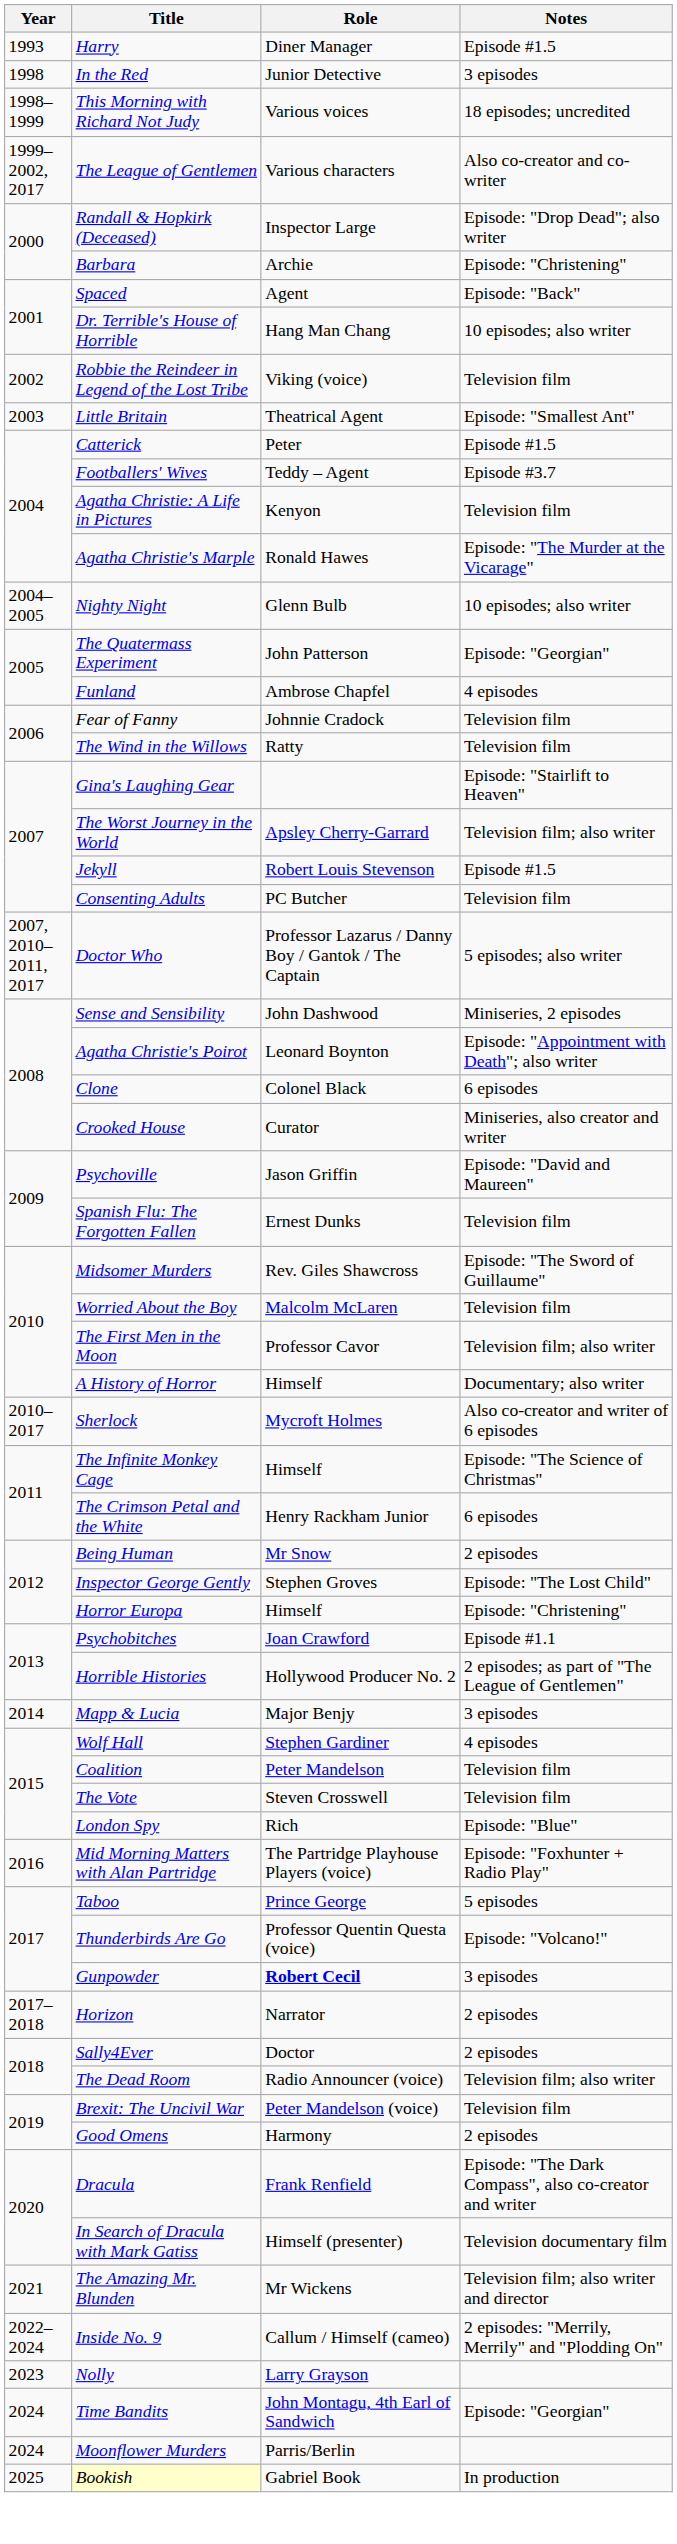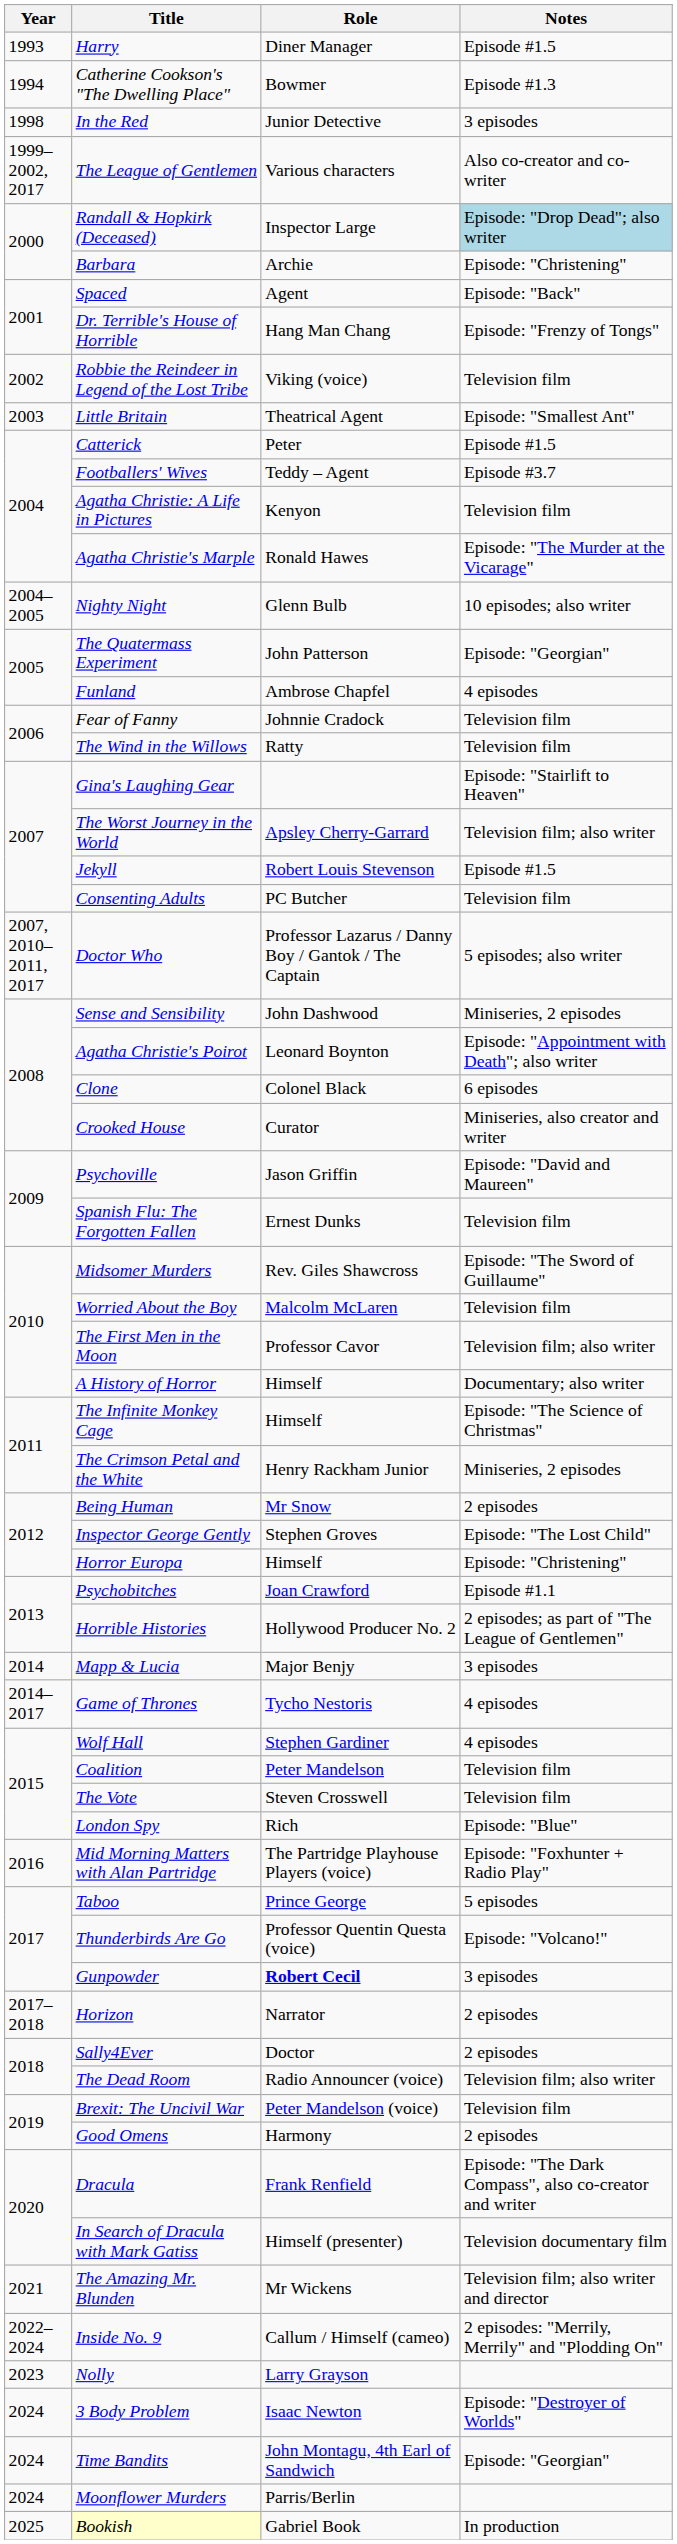+ row: (153, 84)
- row: (141, 112)
(562, 227) no background -> (562, 227) lightblue background
(547, 330) 10 episodes; also writer -> (562, 330) Episode: "Frenzy of Tongs"
- row: (106, 1421)
(501, 1516) 6 episodes -> (542, 1468) Miniseries, 2 episodes
+ row: (136, 1703)
+ row: (133, 2412)
